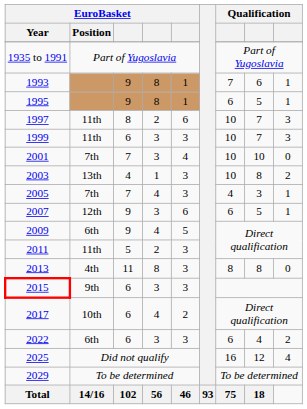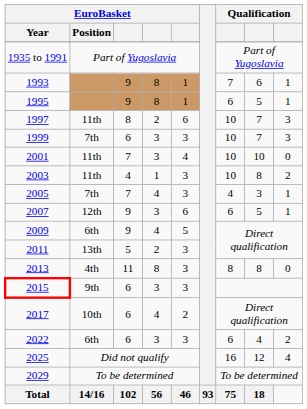(92, 138) 11th -> (92, 138) 7th
(92, 157) 7th -> (92, 157) 11th
(92, 175) 13th -> (92, 175) 11th
(92, 249) 11th -> (92, 249) 13th
